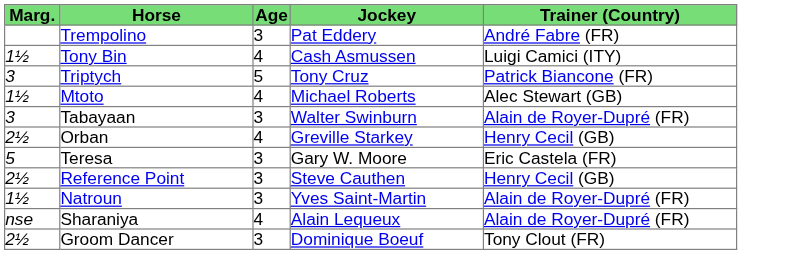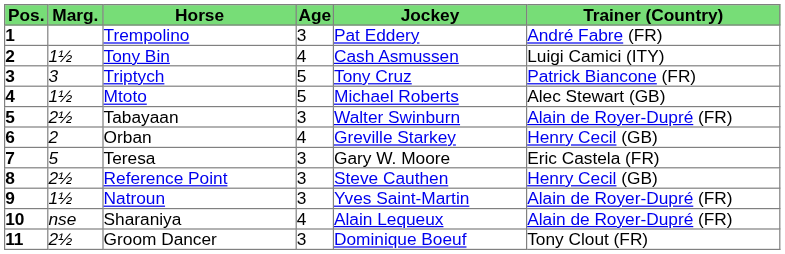+ column: (26, 15)
(258, 96) 4 -> (302, 96) 5
(10, 117) 3 -> (60, 117) 2½
(17, 137) 2½ -> (53, 137) 2
